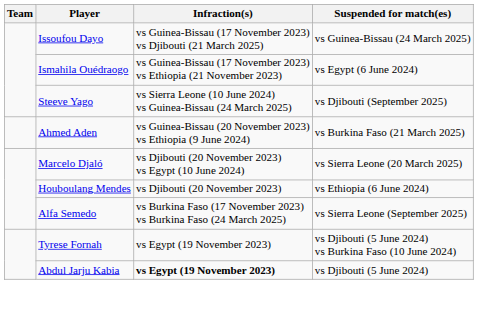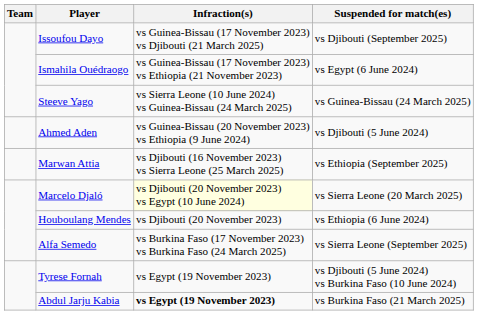(393, 38) vs Guinea-Bissau (24 March 2025) -> (381, 38) vs Djibouti (September 2025)
(381, 101) vs Djibouti (September 2025) -> (393, 101) vs Guinea-Bissau (24 March 2025)
(390, 132) vs Burkina Faso (21 March 2025) -> (372, 132) vs Djibouti (5 June 2024)
+ row: (69, 164)
(209, 164) no background -> (209, 195) lightyellow background
(372, 270) vs Djibouti (5 June 2024) -> (390, 301) vs Burkina Faso (21 March 2025)
